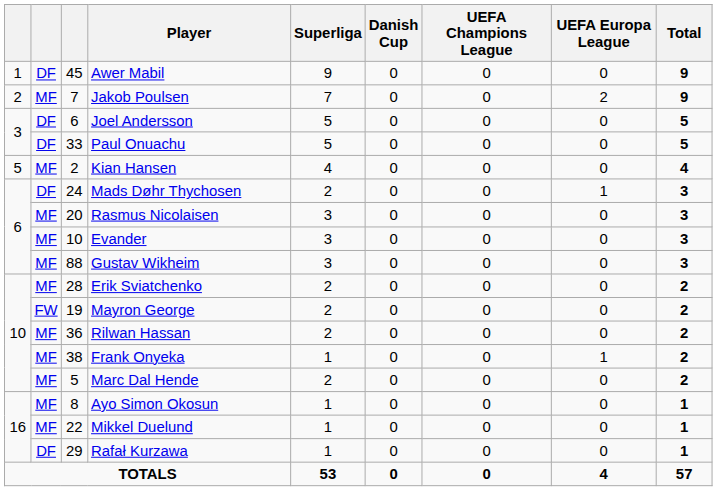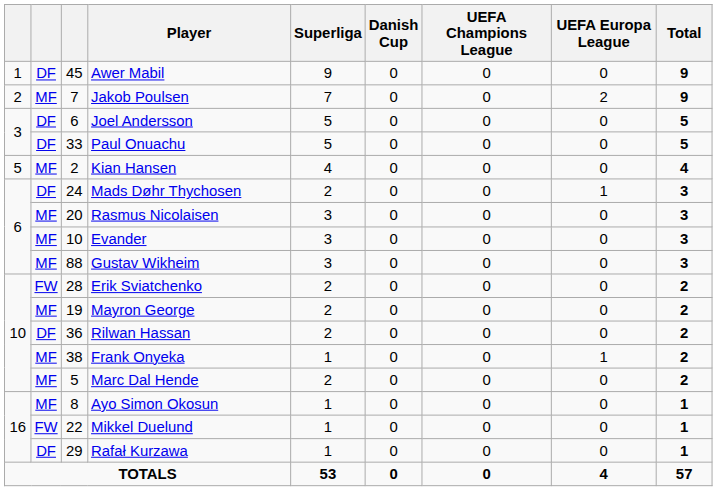(46, 286) MF -> (46, 286) FW
(46, 309) FW -> (46, 309) MF
(46, 333) MF -> (46, 333) DF
(46, 427) MF -> (46, 427) FW
